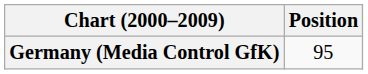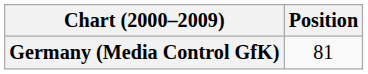(323, 52) 95 -> (323, 52) 81
